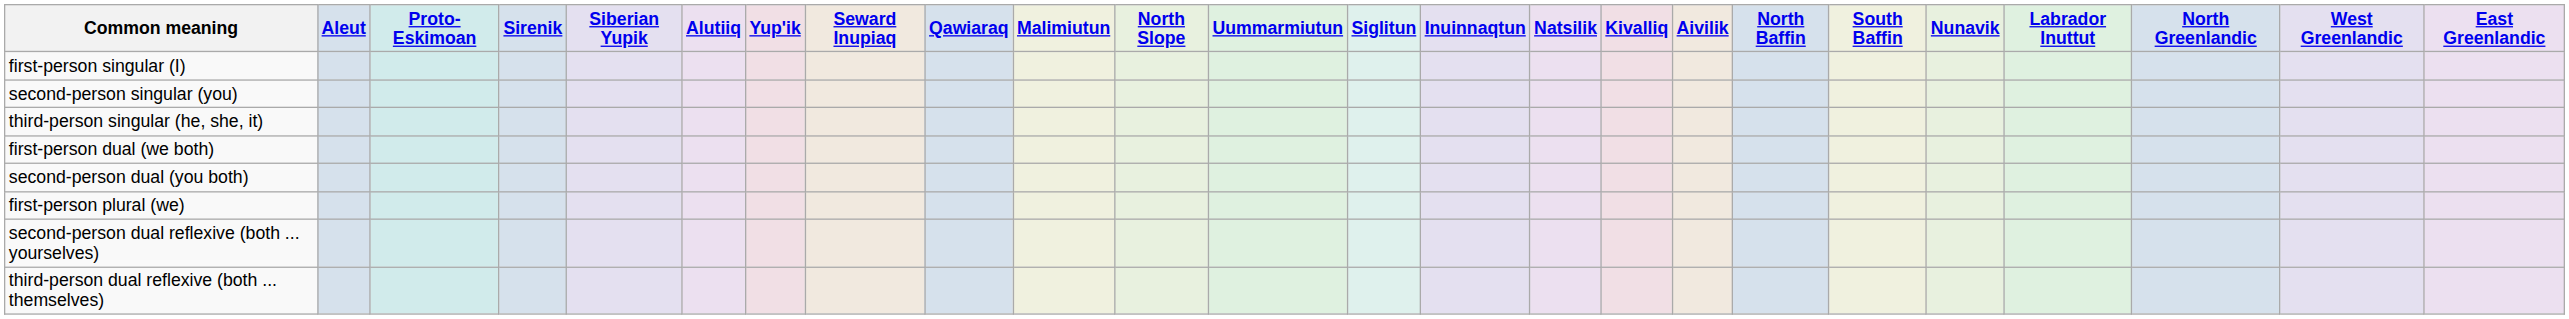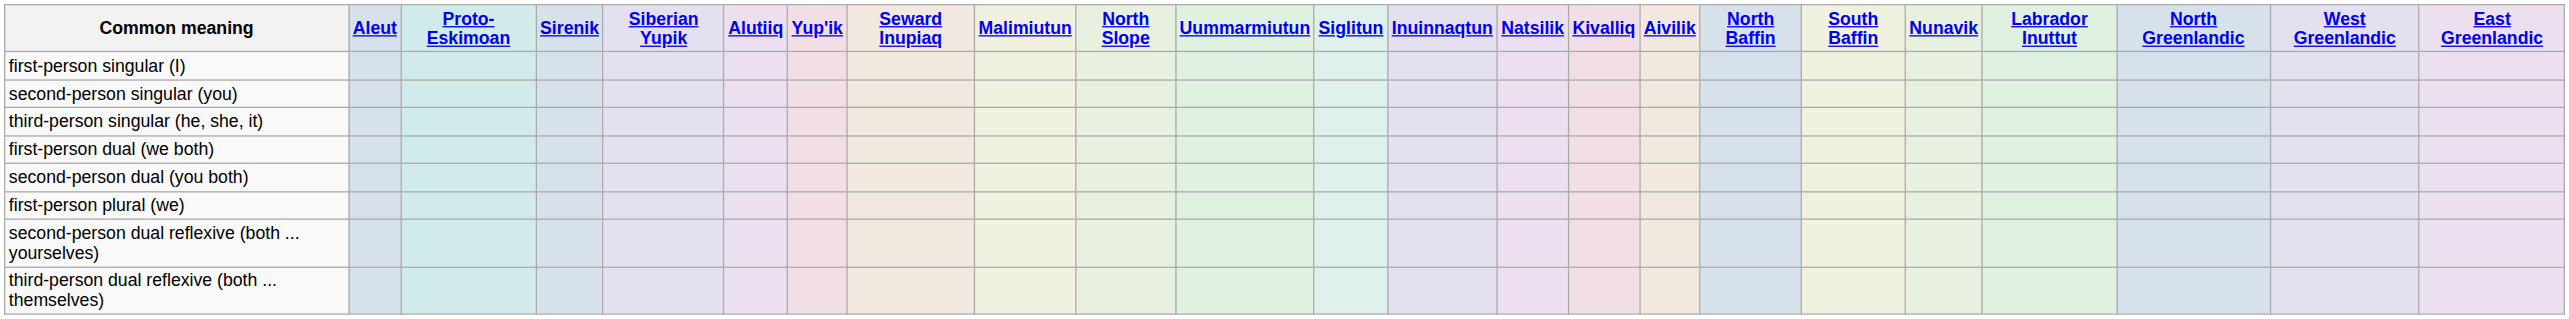- column: (969, 28)
